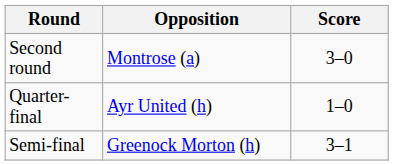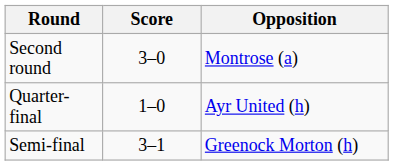columns swapped: (197, 19) <-> (339, 19)
